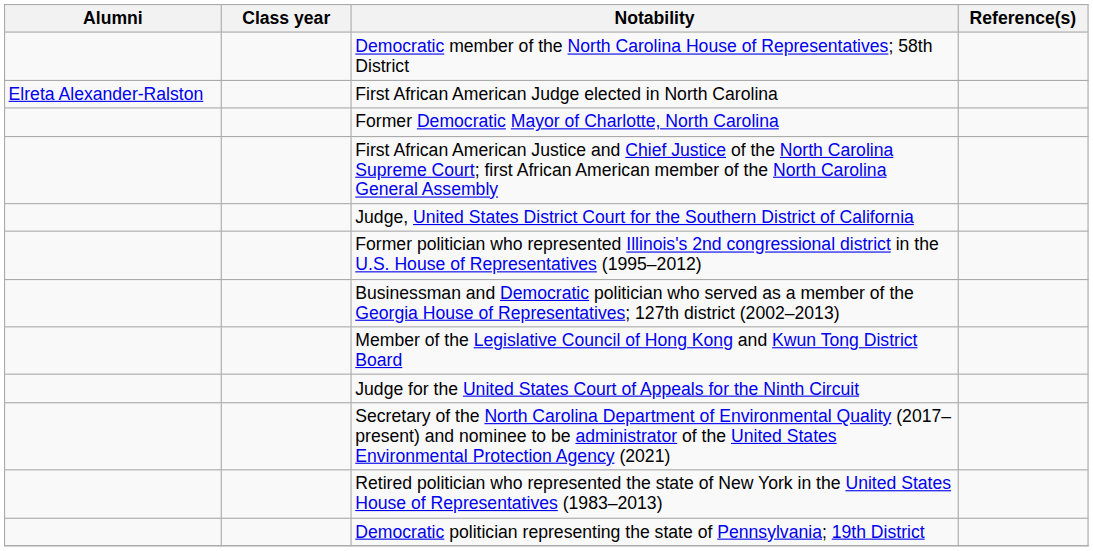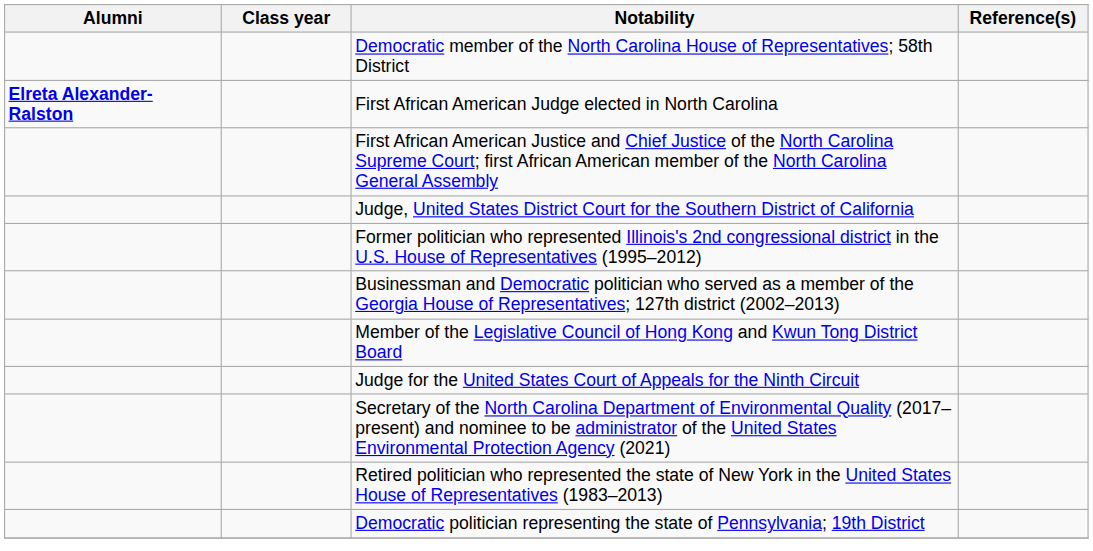(106, 94) normal -> (81, 103) bold
- row: (567, 121)
